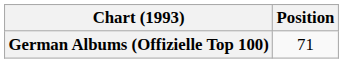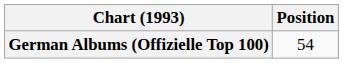(305, 44) 71 -> (305, 44) 54
